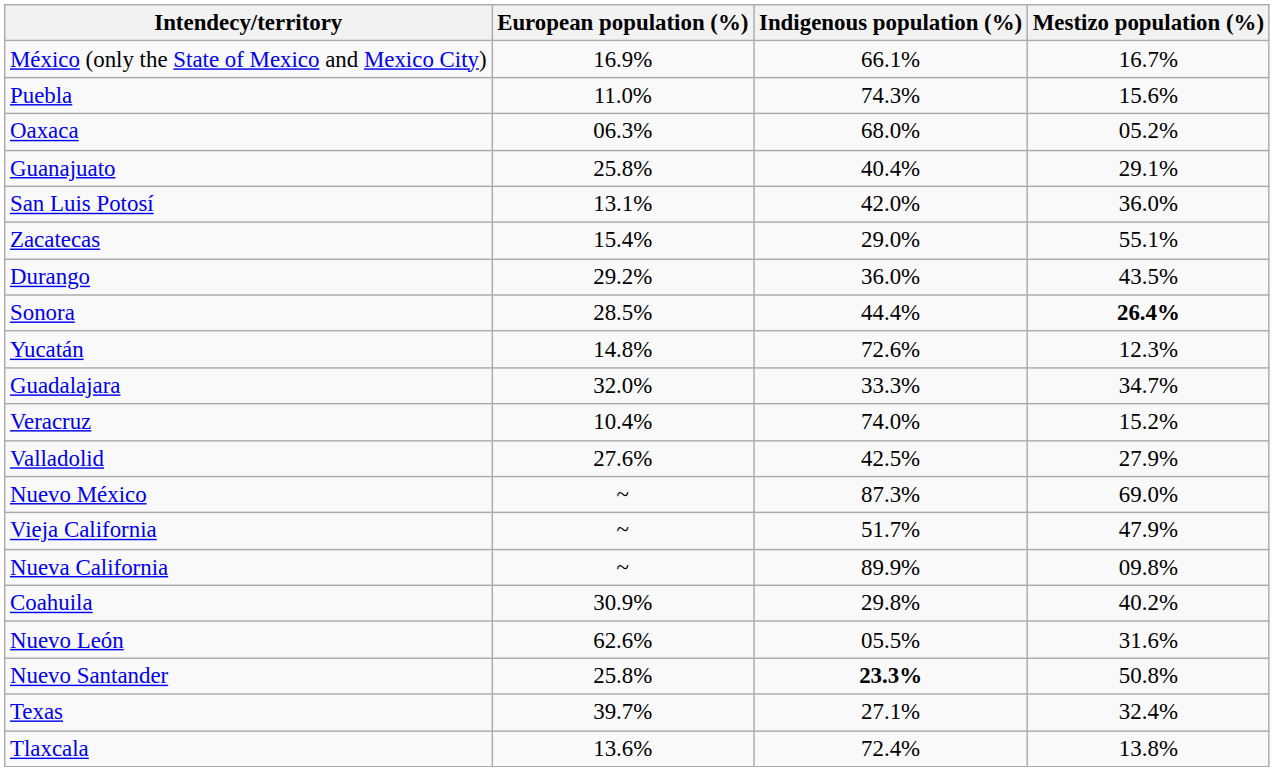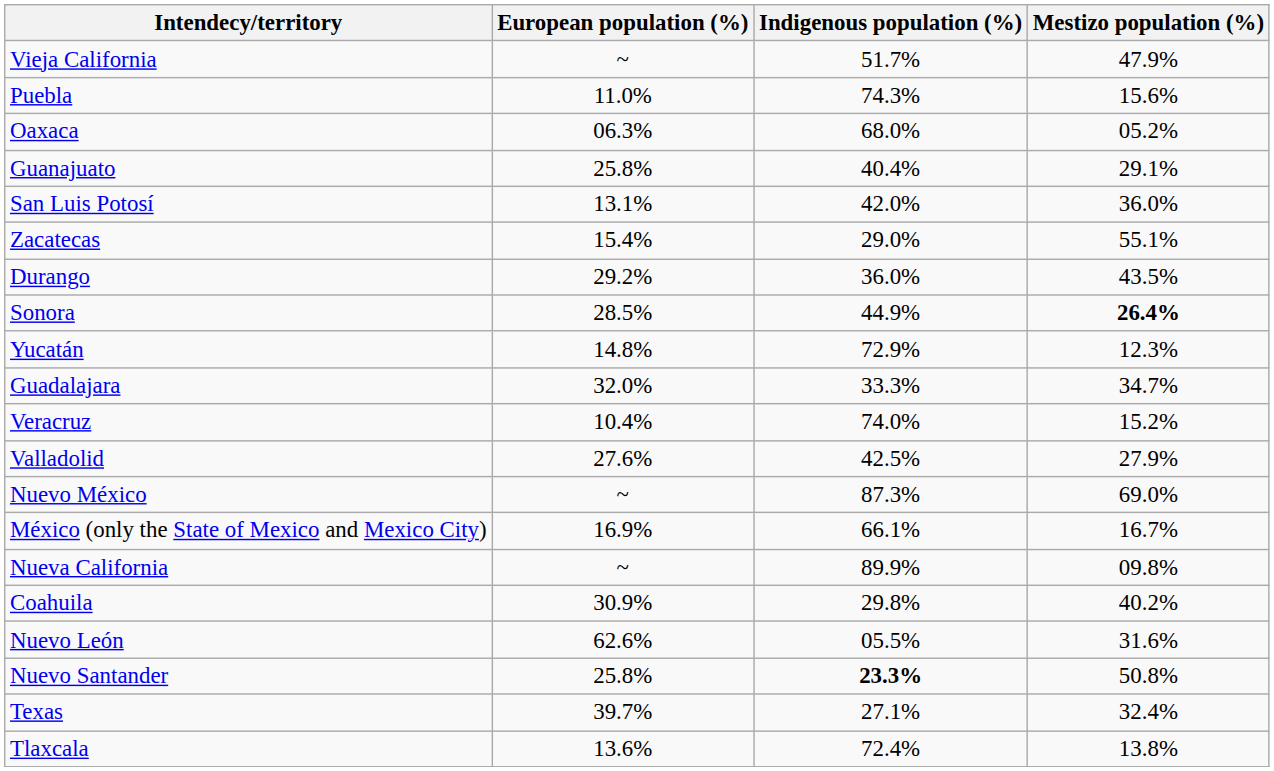rows swapped: (248, 58) <-> (83, 530)
(891, 312) 44.4% -> (891, 312) 44.9%
(891, 349) 72.6% -> (891, 349) 72.9%
